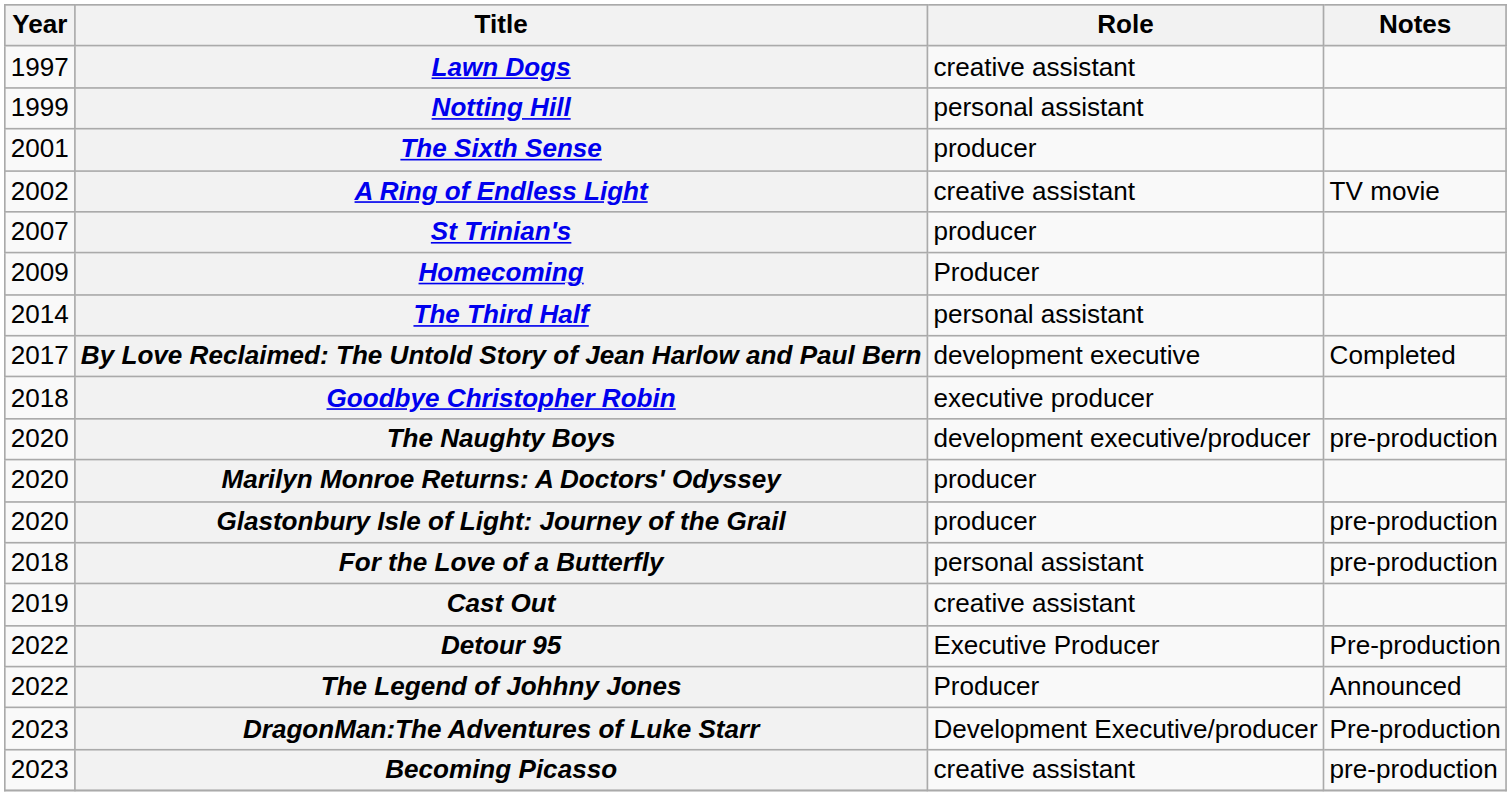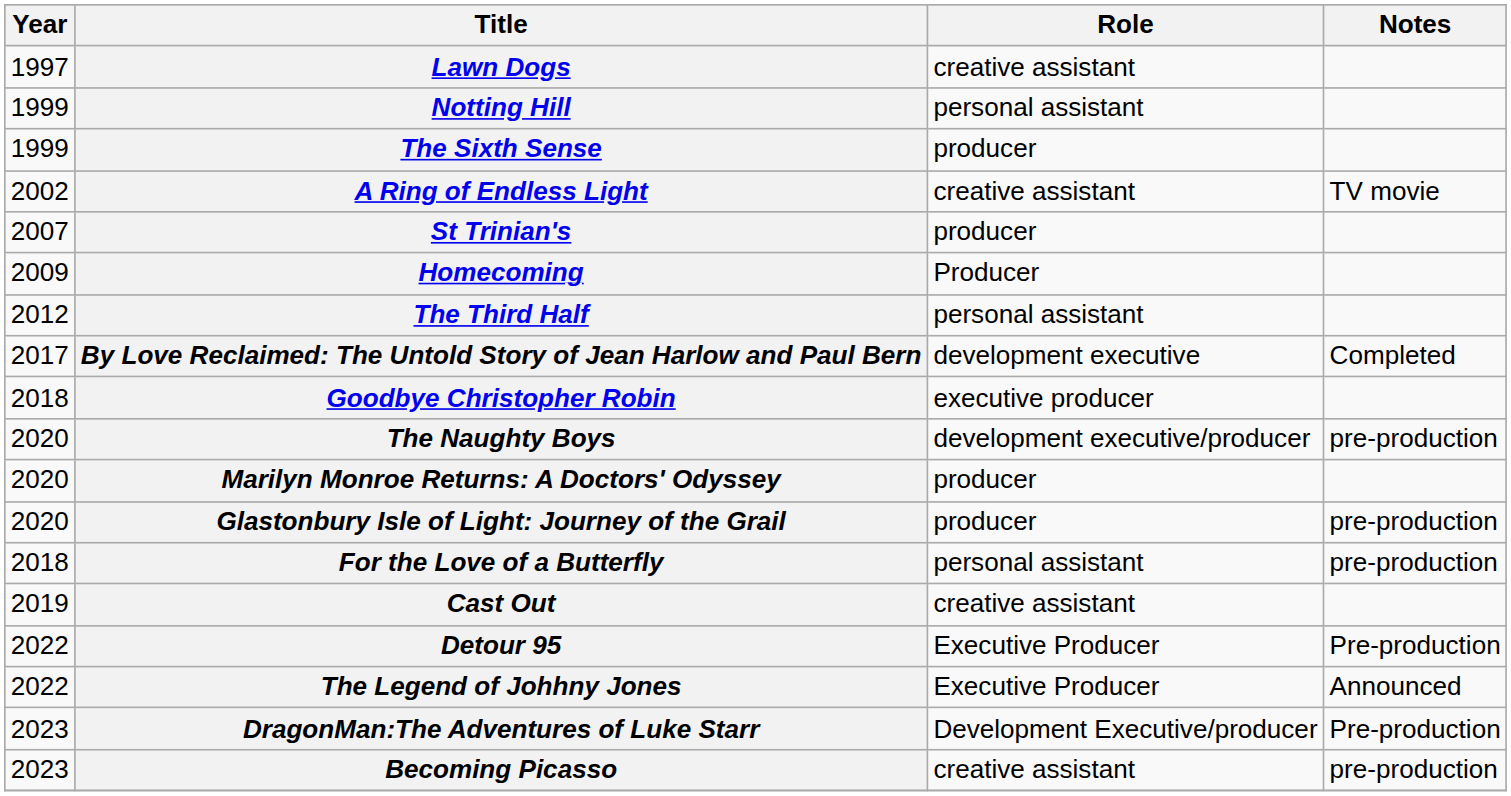(40, 149) 2001 -> (40, 149) 1999
(40, 314) 2014 -> (40, 314) 2012
(986, 686) Producer -> (1046, 686) Executive Producer
